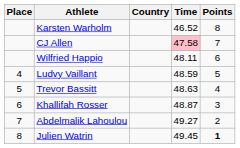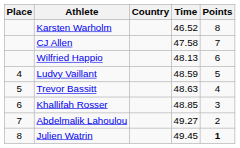(186, 43) pink background -> (186, 43) no background
(185, 58) 48.11 -> (186, 58) 48.13
(186, 105) 48.87 -> (186, 105) 48.85
